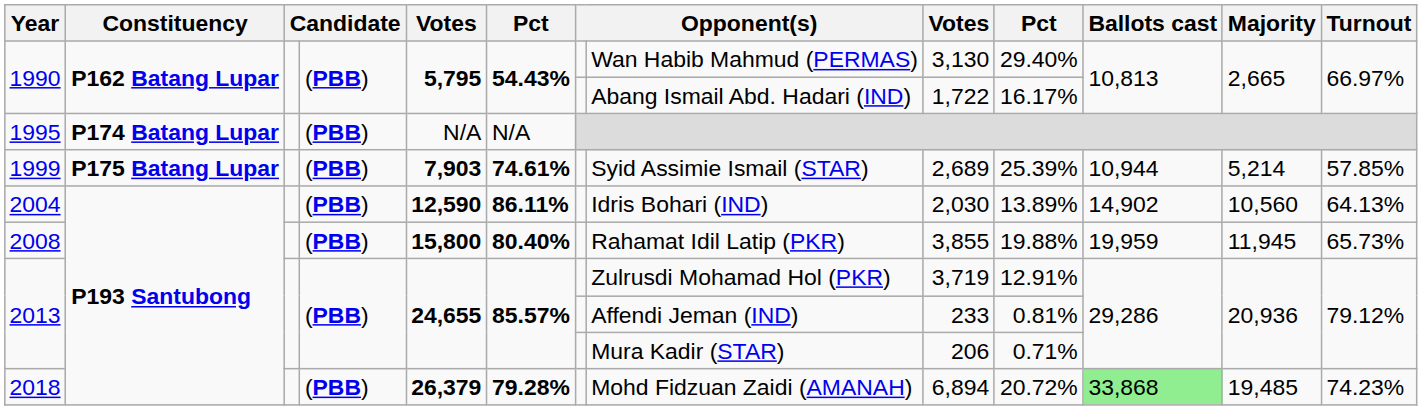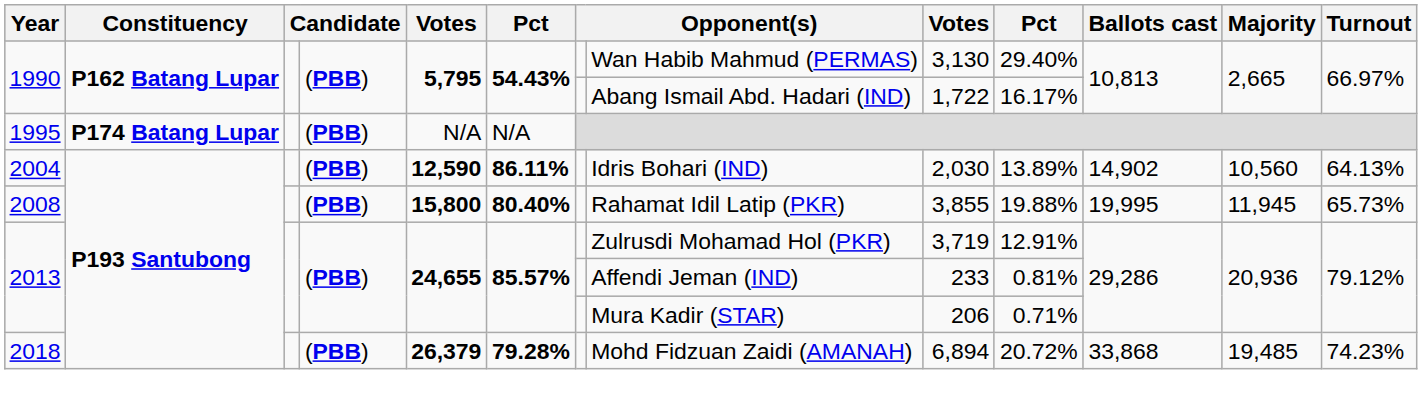- row: (35, 168)
(1123, 241) 19,959 -> (1123, 205) 19,995
(1123, 386) lightgreen background -> (1123, 350) no background
